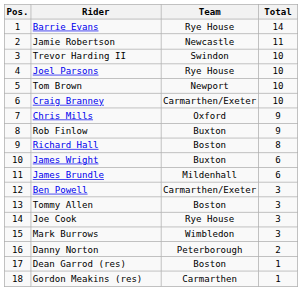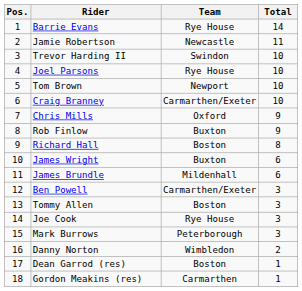(210, 234) Wimbledon -> (210, 234) Peterborough
(210, 249) Peterborough -> (210, 249) Wimbledon
